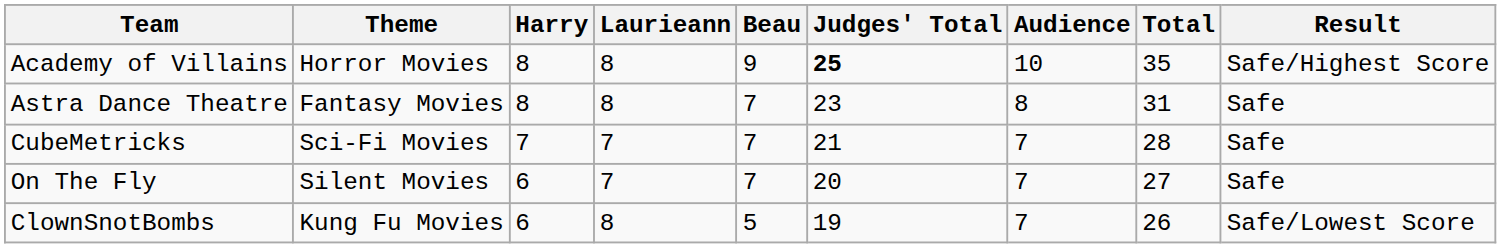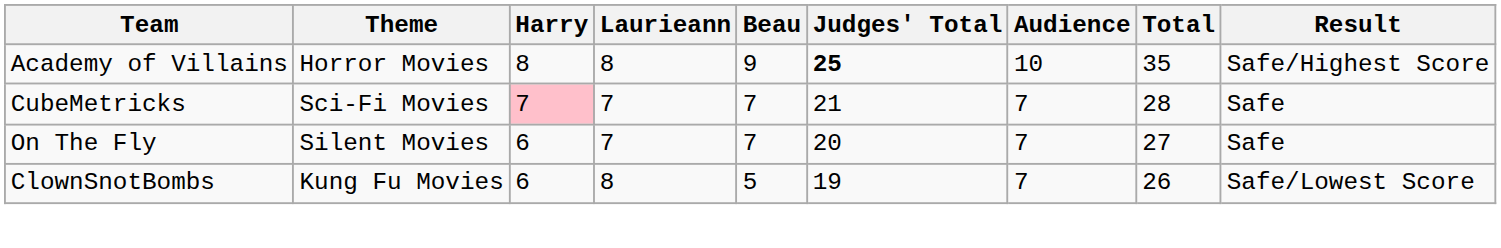- row: (149, 104)
(523, 144) no background -> (523, 104) pink background
